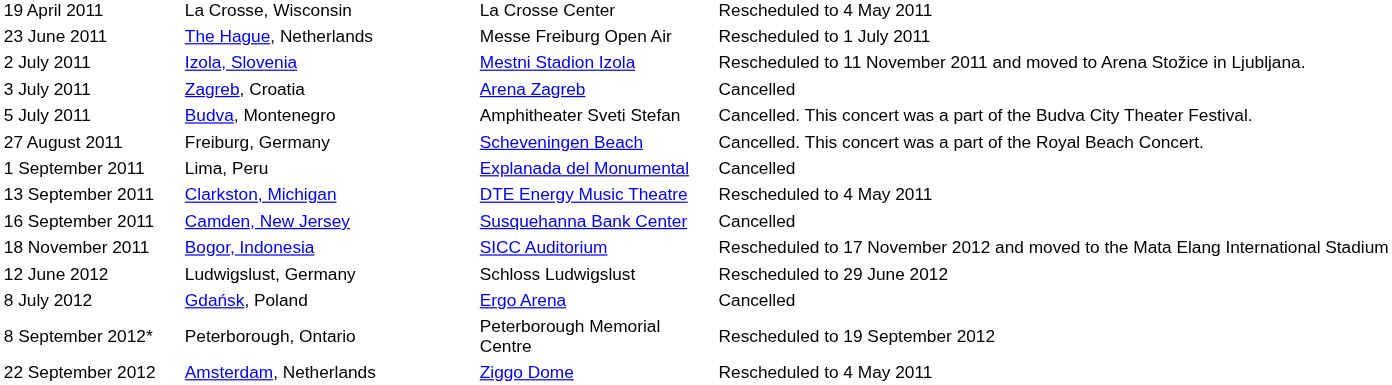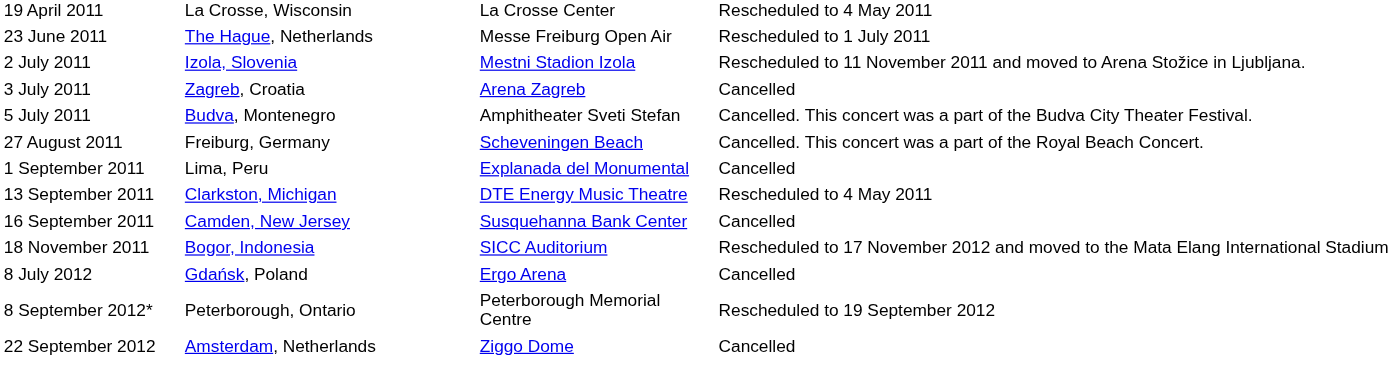- row: (56, 274)
(825, 372) Rescheduled to 4 May 2011 -> (757, 346) Cancelled
